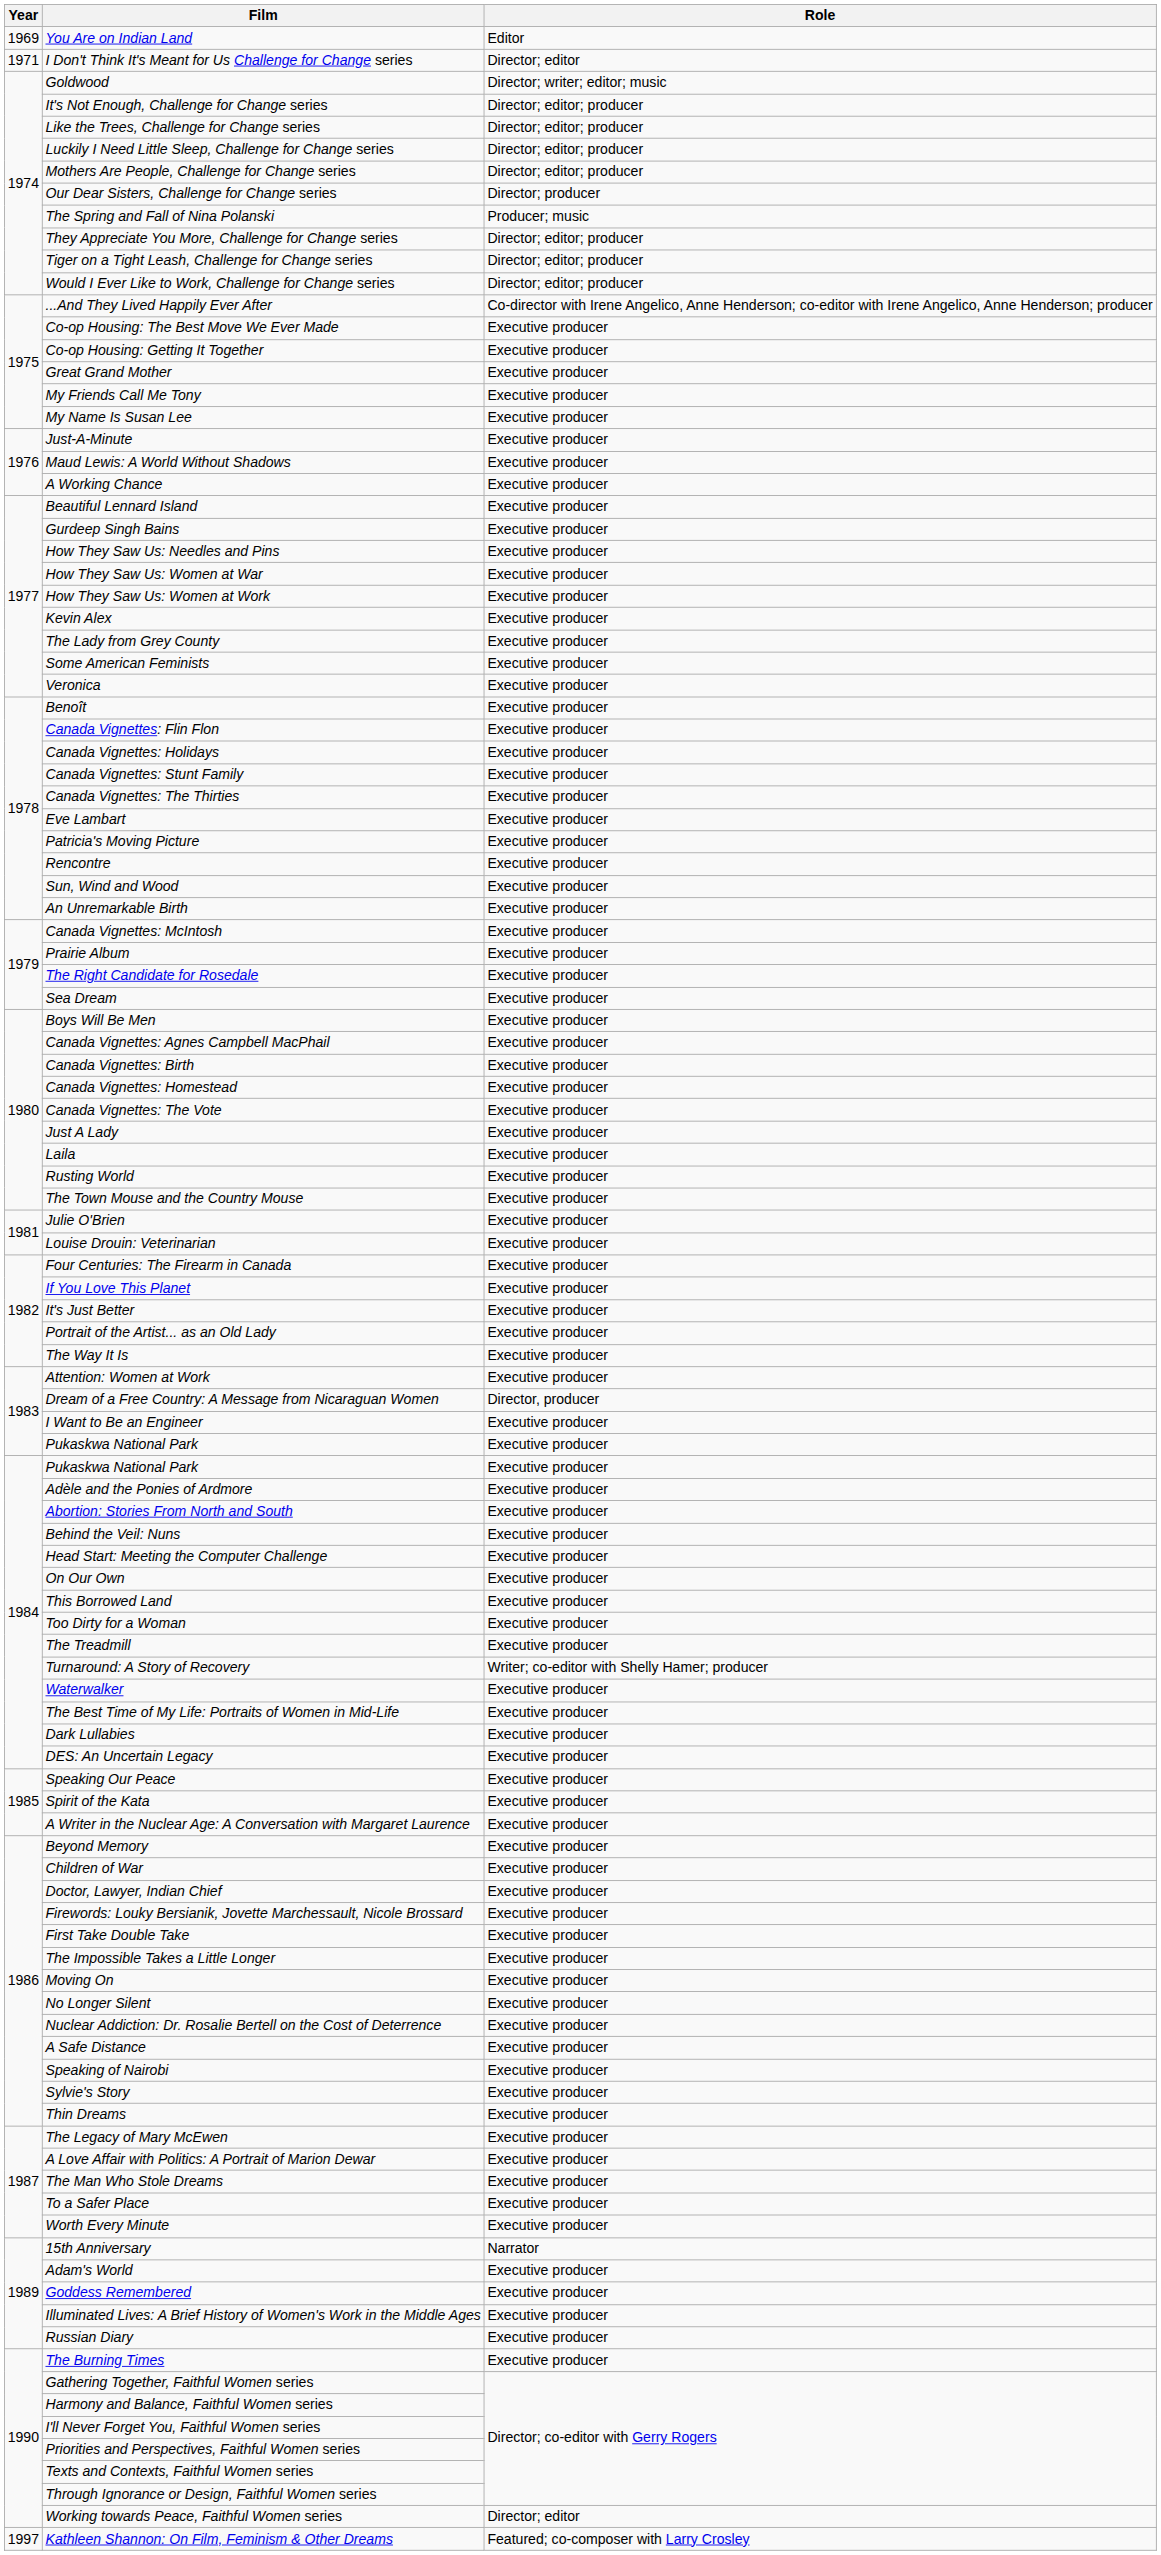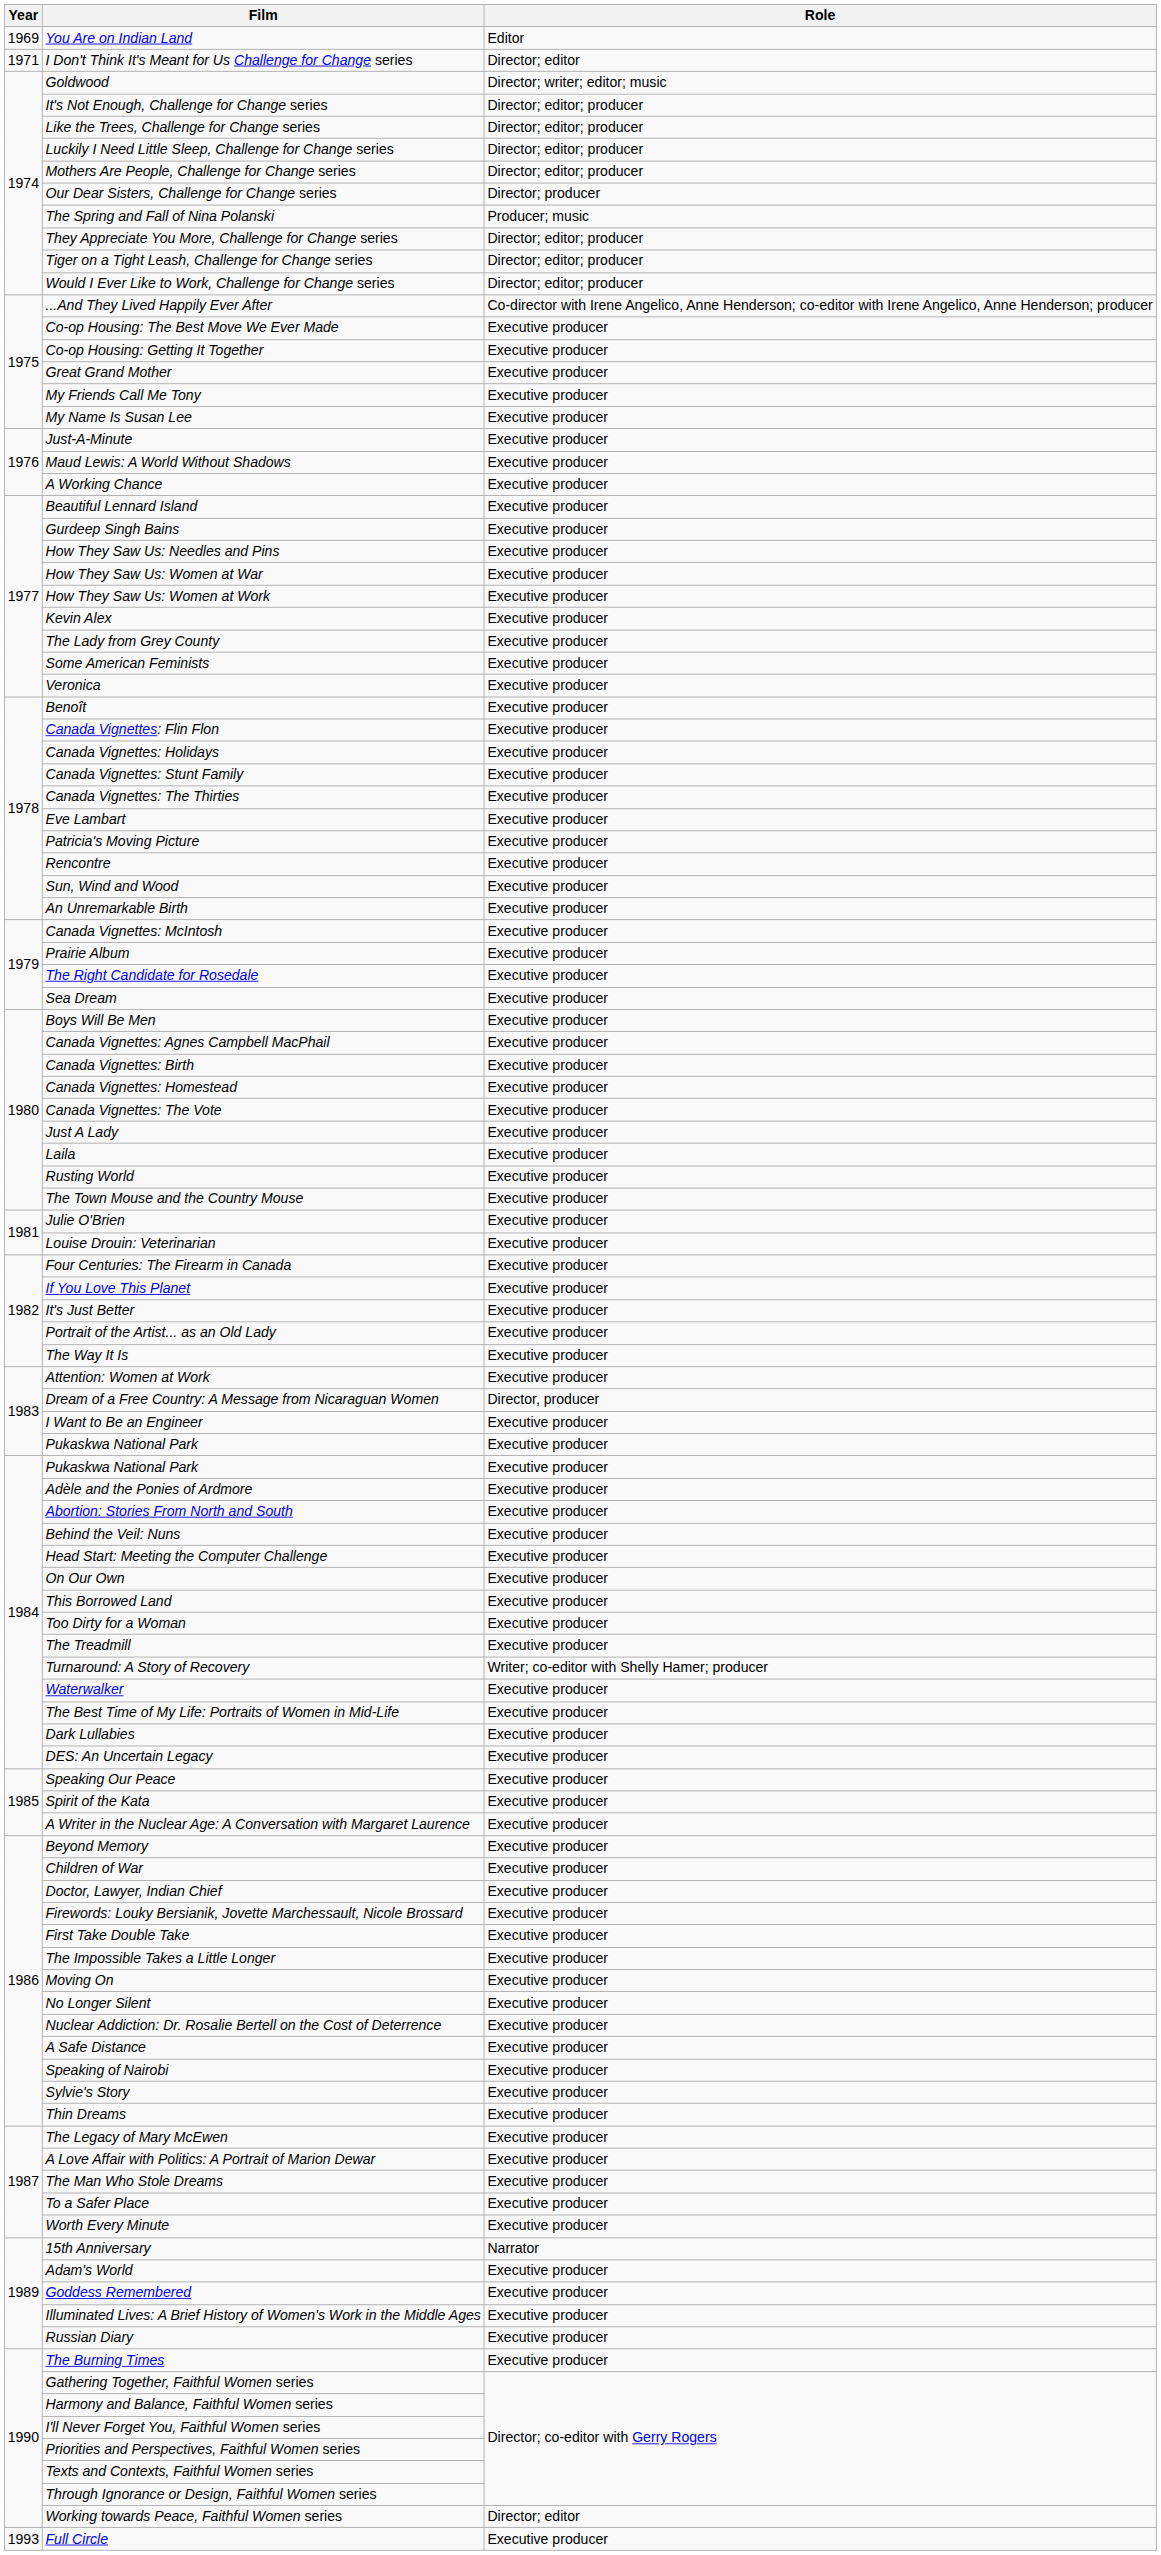+ row: (23, 2538)
- row: (23, 2538)
